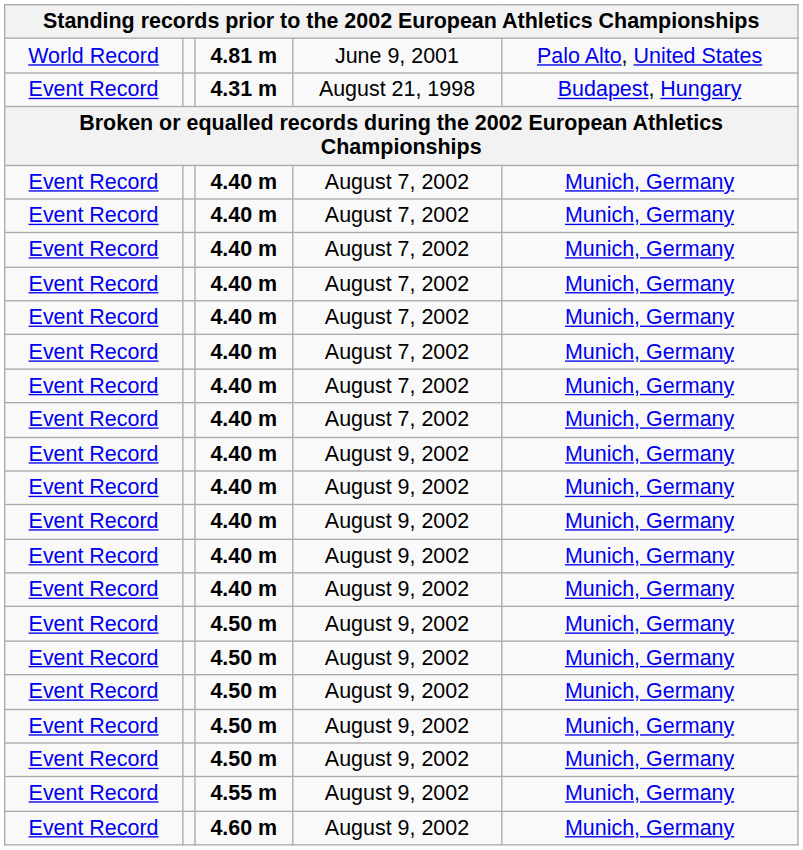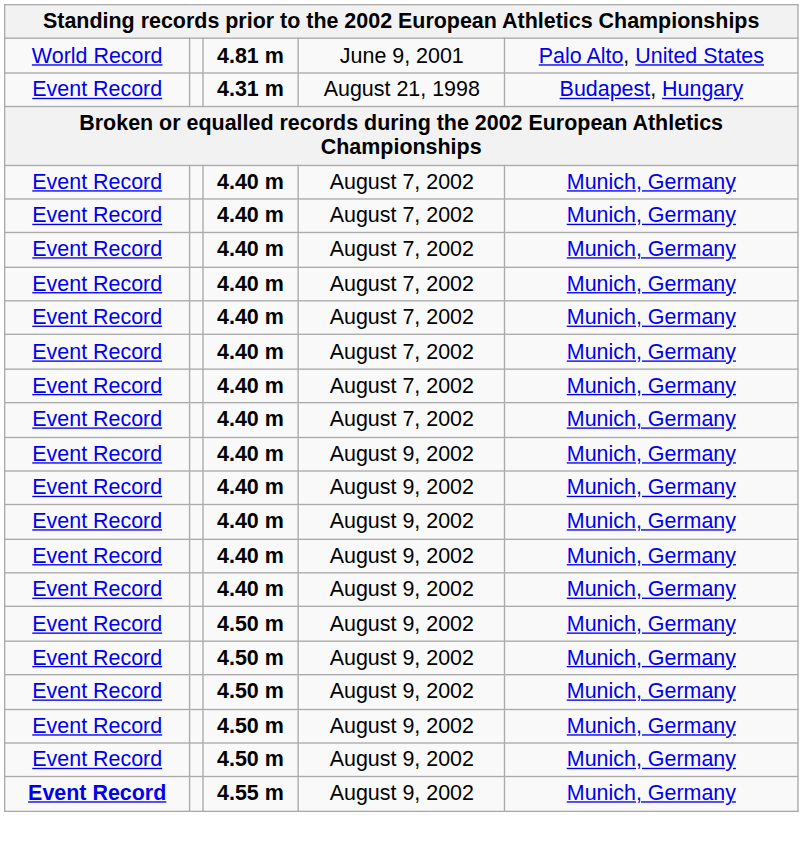(94, 793) normal -> (97, 793) bold
- row: (244, 827)
